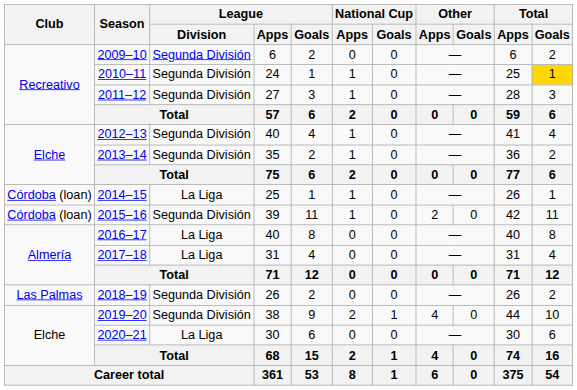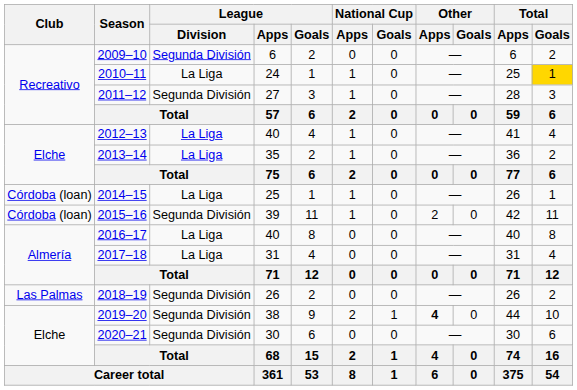(202, 74) Segunda División -> (202, 74) La Liga
(202, 134) Segunda División -> (202, 134) La Liga
(202, 154) Segunda División -> (202, 154) La Liga
(435, 315) normal -> (435, 315) bold
(202, 335) La Liga -> (202, 335) Segunda División
